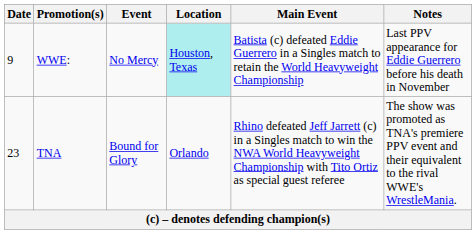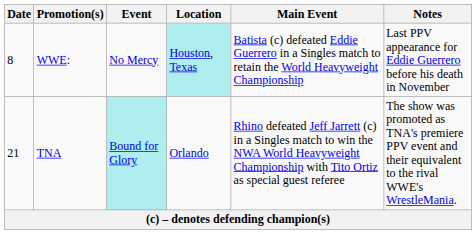(10, 60) 9 -> (10, 60) 8
(13, 153) 23 -> (13, 153) 21
(134, 153) no background -> (134, 153) paleturquoise background
